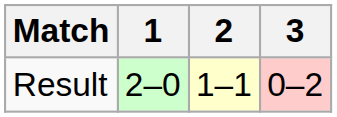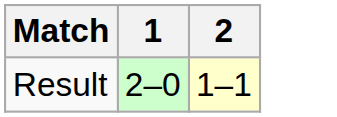- column: (295, 31)
